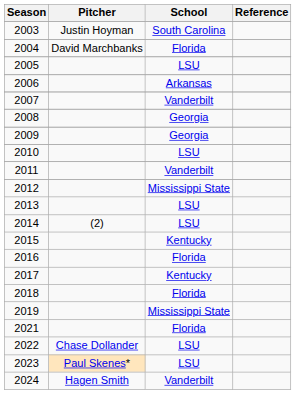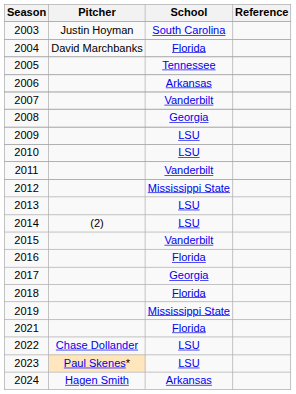(189, 65) LSU -> (189, 65) Tennessee
(189, 135) Georgia -> (189, 135) LSU
(189, 240) Kentucky -> (189, 240) Vanderbilt
(189, 275) Kentucky -> (189, 275) Georgia
(189, 380) Vanderbilt -> (189, 380) Arkansas
